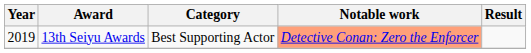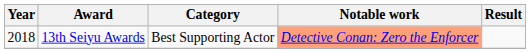(21, 37) 2019 -> (21, 37) 2018
